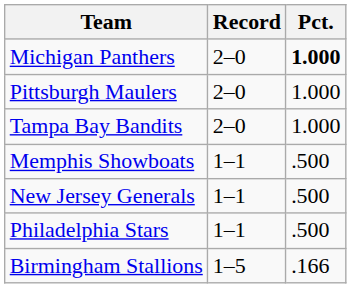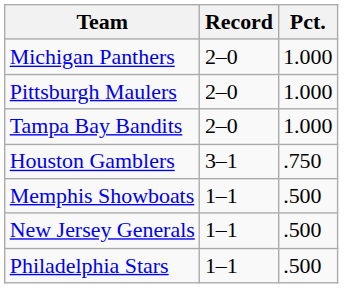(316, 56) bold -> (308, 56) normal
+ row: (92, 160)
- row: (106, 265)
